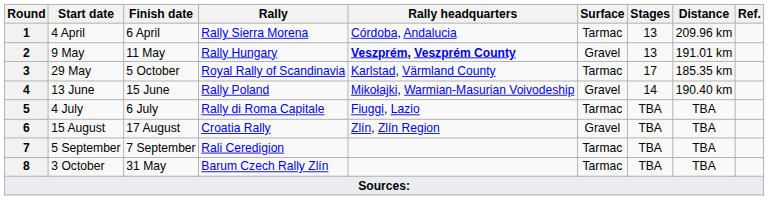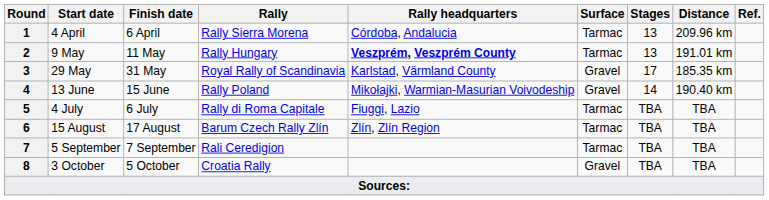(602, 52) Gravel -> (602, 52) Tarmac
(153, 71) 5 October -> (146, 71) 31 May
(602, 71) Tarmac -> (602, 71) Gravel
(236, 128) Croatia Rally -> (265, 128) Barum Czech Rally Zlín
(602, 128) Gravel -> (602, 128) Tarmac
(146, 166) 31 May -> (153, 166) 5 October
(265, 166) Barum Czech Rally Zlín -> (236, 166) Croatia Rally
(602, 166) Tarmac -> (602, 166) Gravel
